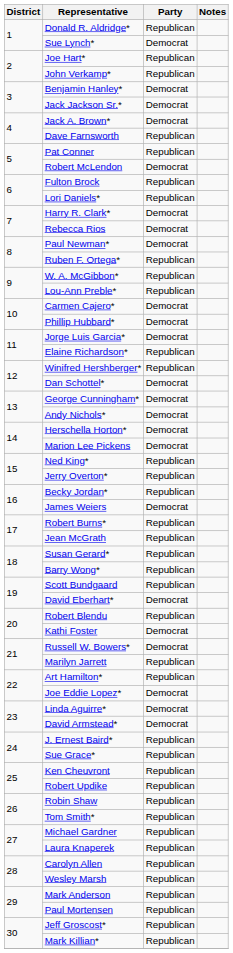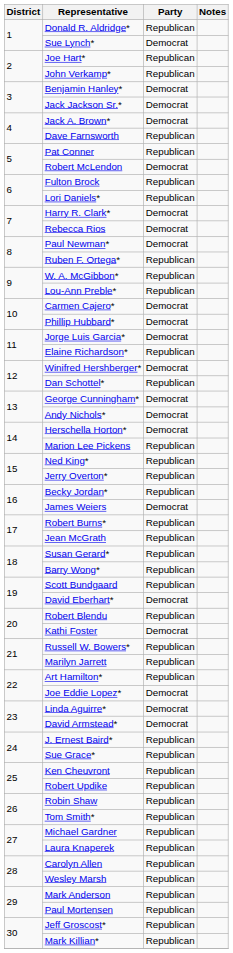(170, 368) Republican -> (167, 368) Democrat
(167, 383) Democrat -> (170, 383) Republican
(167, 445) Democrat -> (170, 445) Republican
(167, 646) Democrat -> (170, 646) Republican
